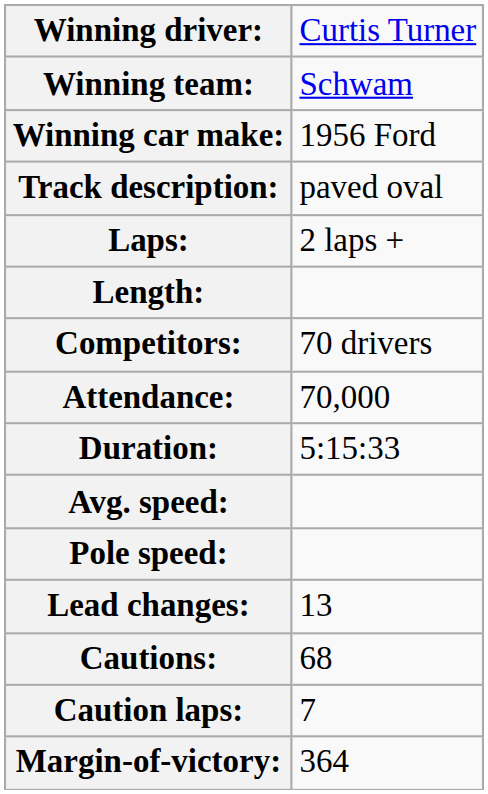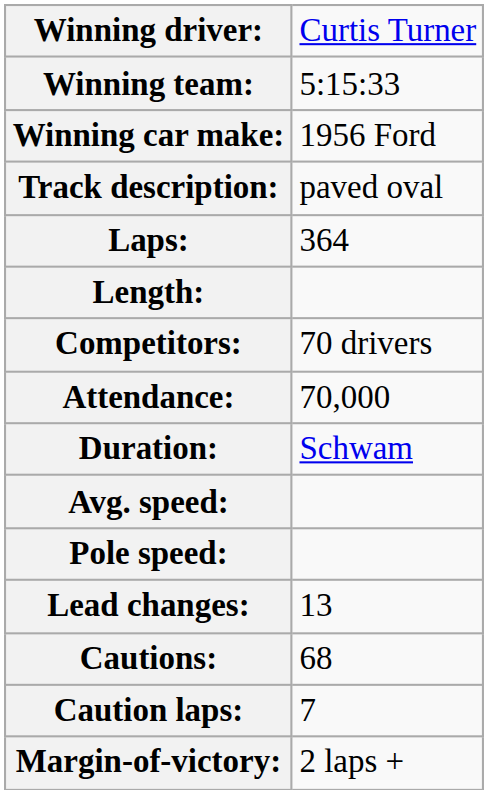(356, 82) Schwam -> (350, 82) 5:15:33
(352, 239) 2 laps + -> (324, 239) 364
(350, 448) 5:15:33 -> (356, 448) Schwam
(324, 762) 364 -> (352, 762) 2 laps +
